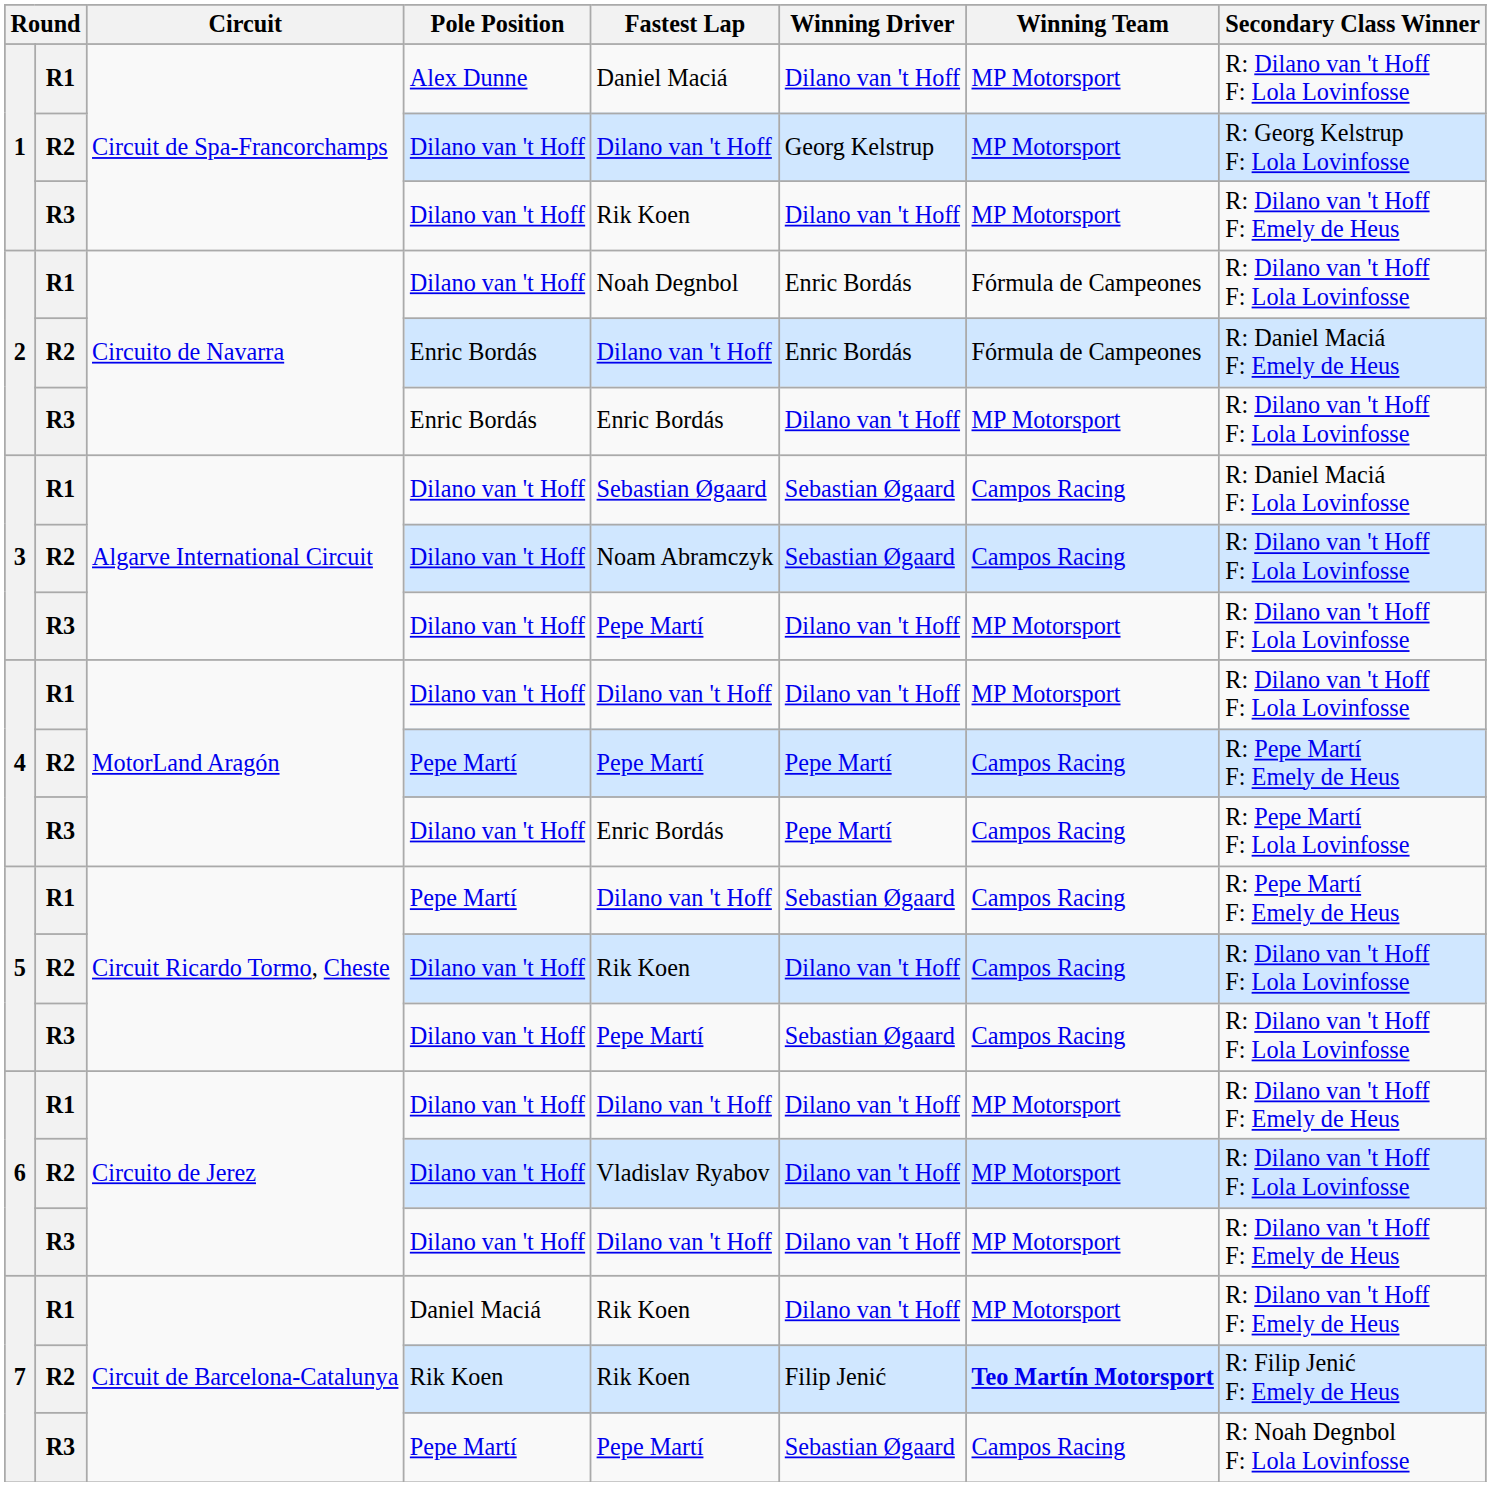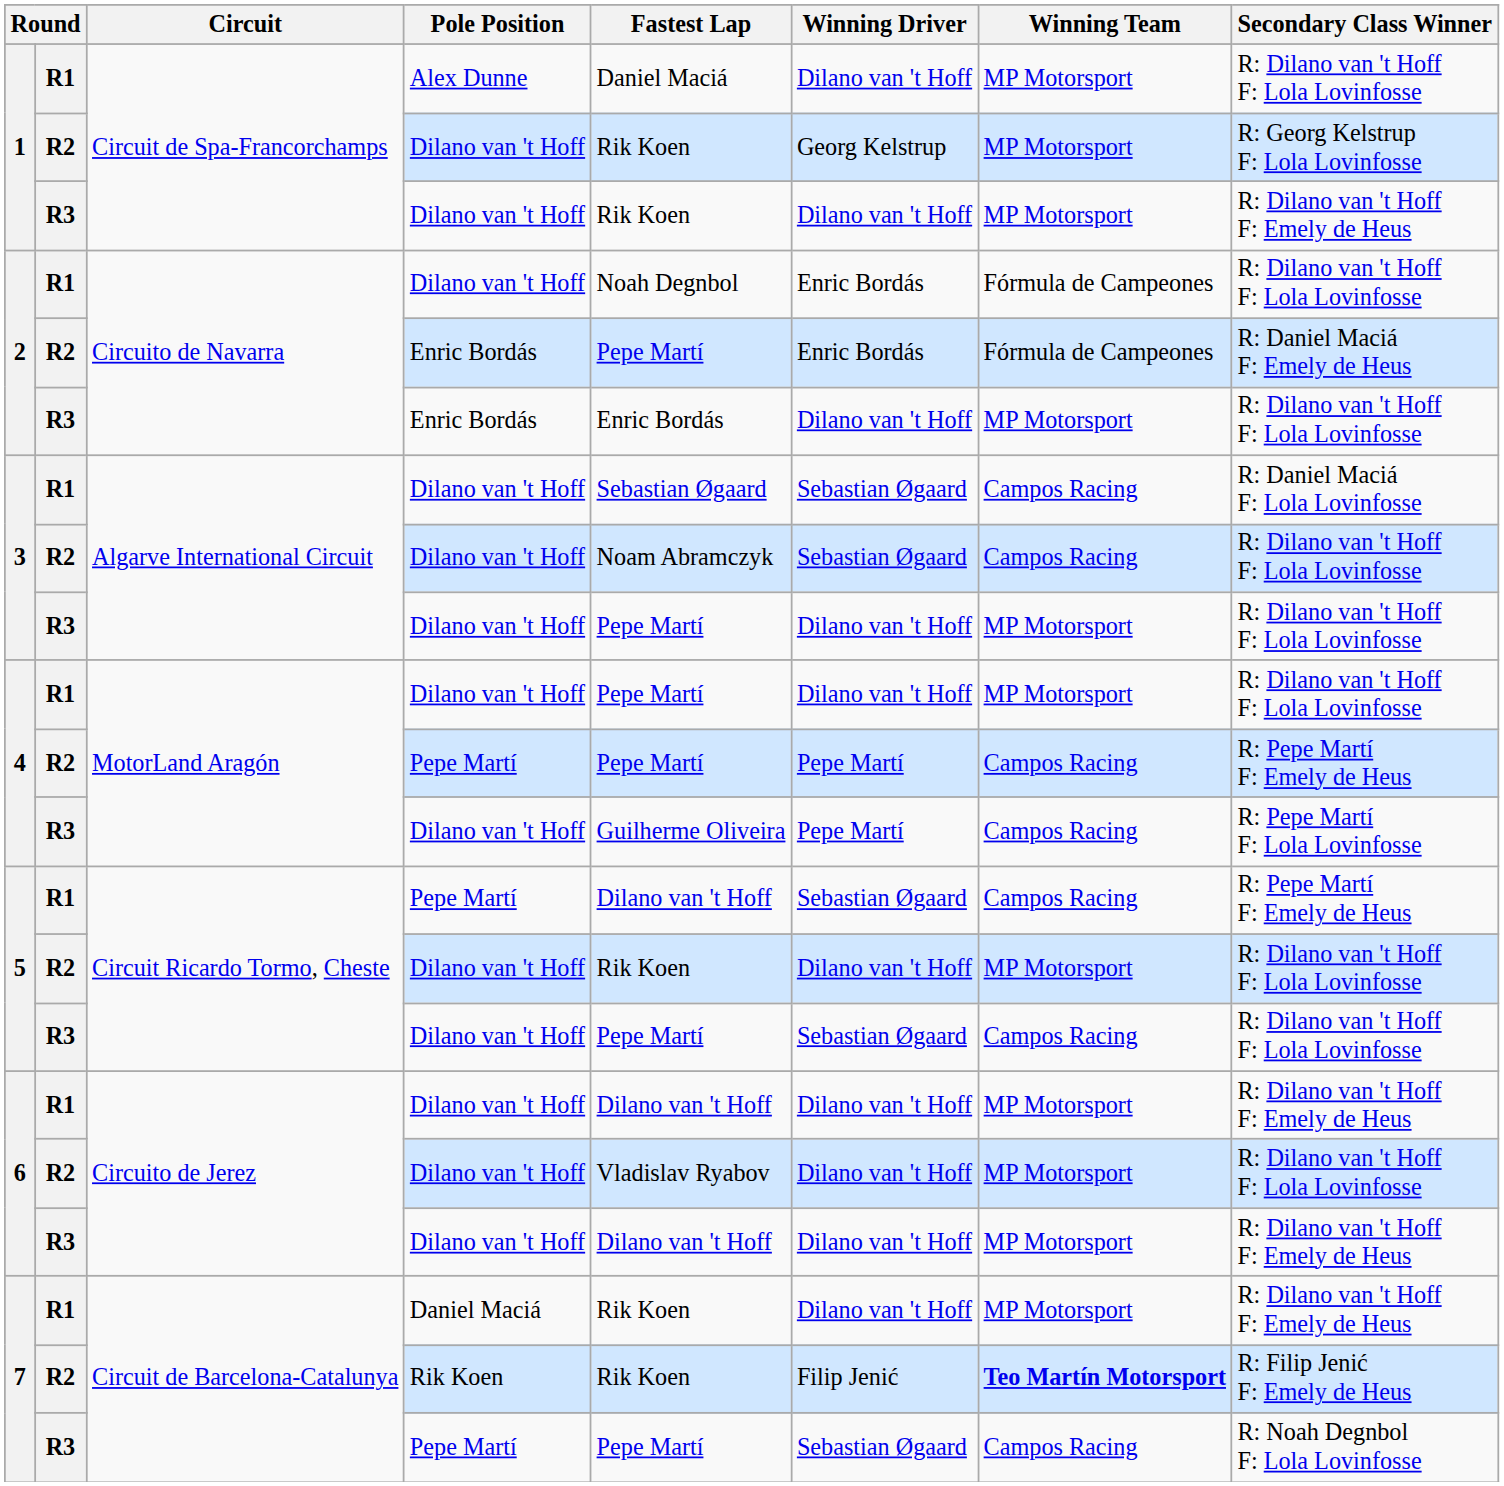(684, 146) Dilano van 't Hoff -> (643, 146) Rik Koen
(684, 351) Dilano van 't Hoff -> (650, 351) Pepe Martí
(684, 694) Dilano van 't Hoff -> (650, 694) Pepe Martí
(660, 830) Enric Bordás -> (691, 830) Guilherme Oliveira
(1048, 967) Campos Racing -> (1058, 967) MP Motorsport
